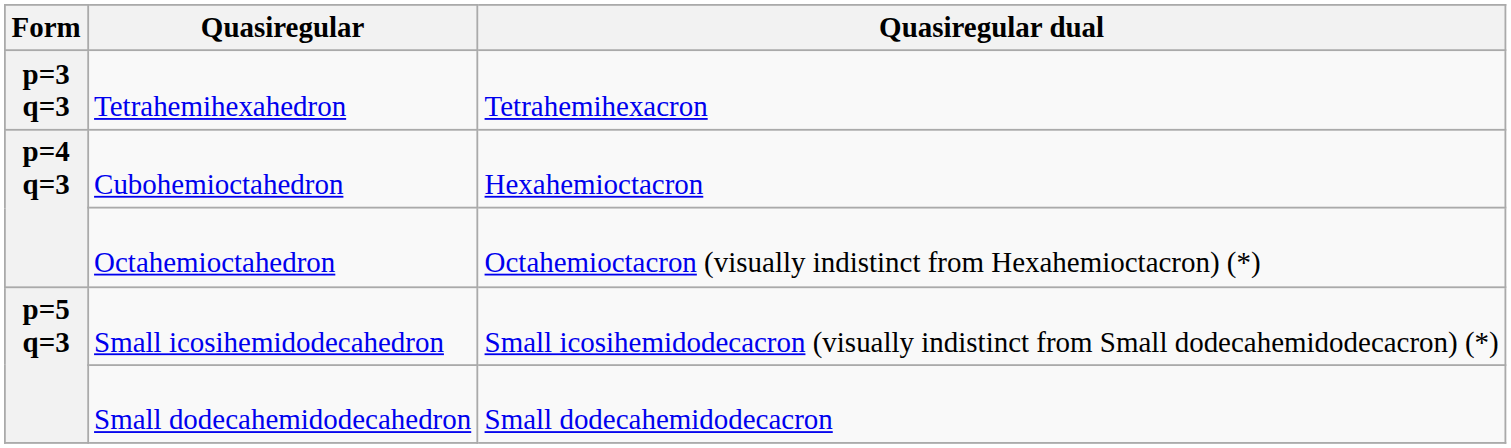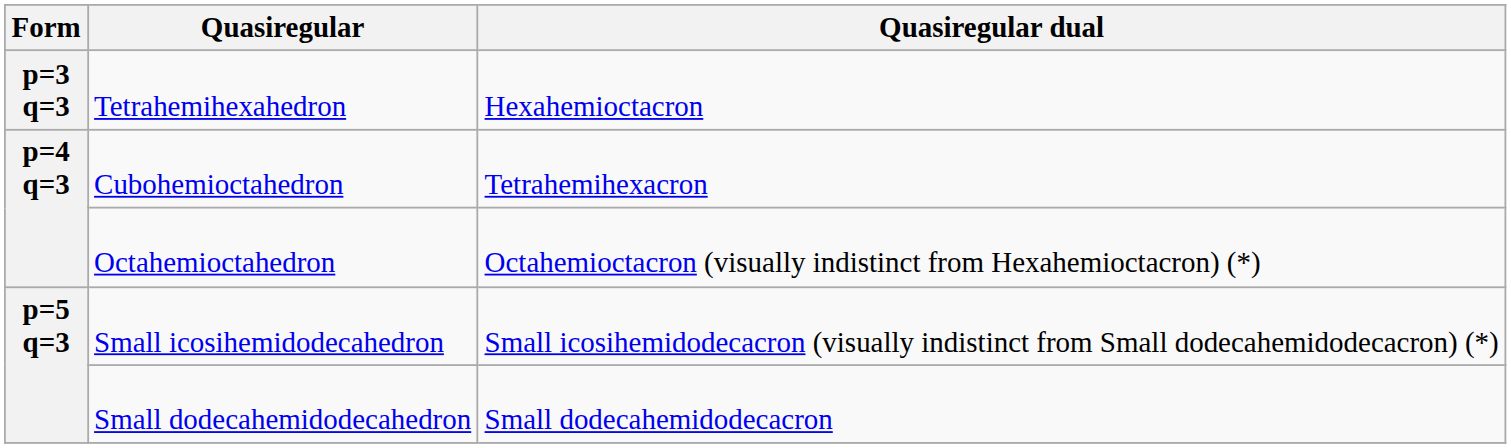(596, 105) Tetrahemihexacron -> (594, 105) Hexahemioctacron
(594, 184) Hexahemioctacron -> (596, 184) Tetrahemihexacron
